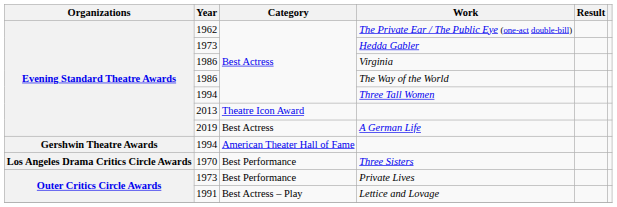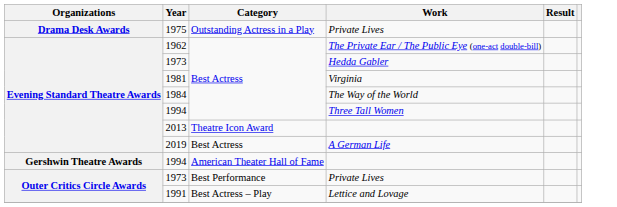+ row: (253, 29)
(207, 62) 1986 -> (176, 78) 1981
(207, 78) 1986 -> (176, 95) 1984
- row: (259, 161)
